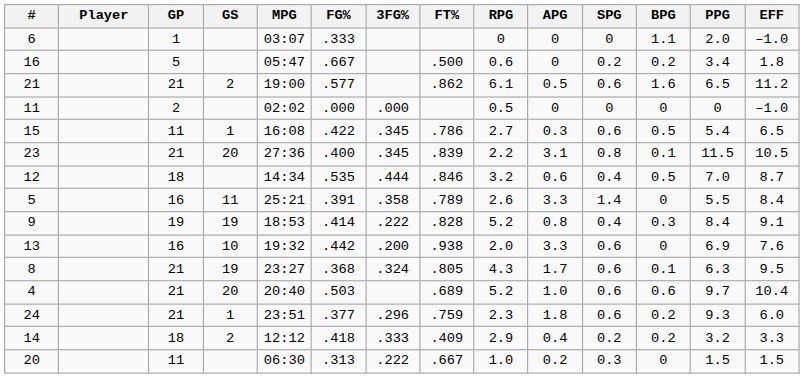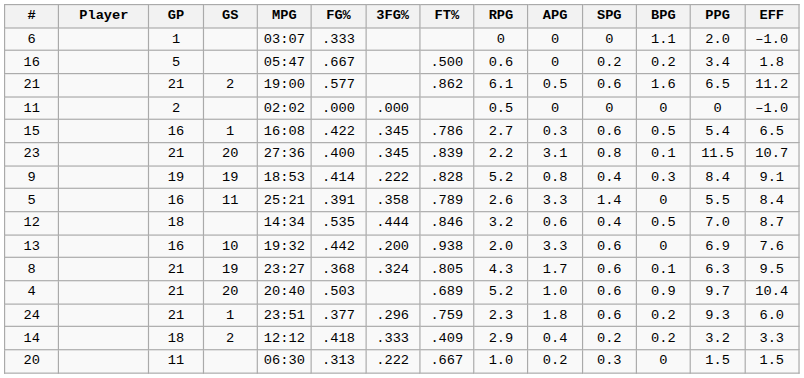(176, 131) 11 -> (176, 131) 16
(772, 154) 10.5 -> (772, 154) 10.7
rows swapped: (32, 177) <-> (32, 223)
(663, 292) 0.6 -> (663, 292) 0.9
